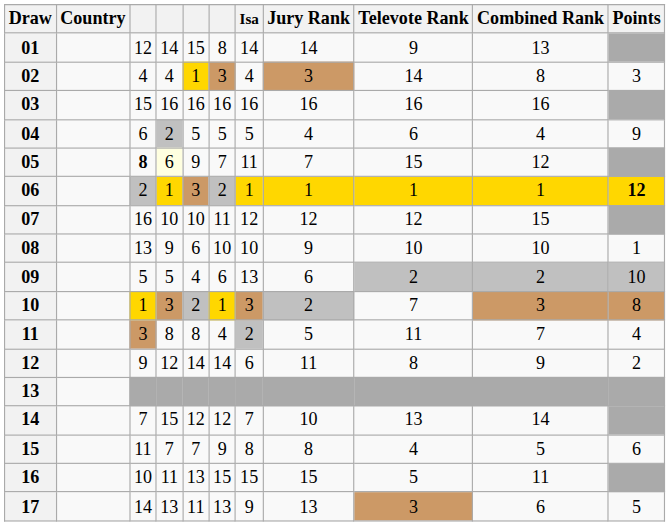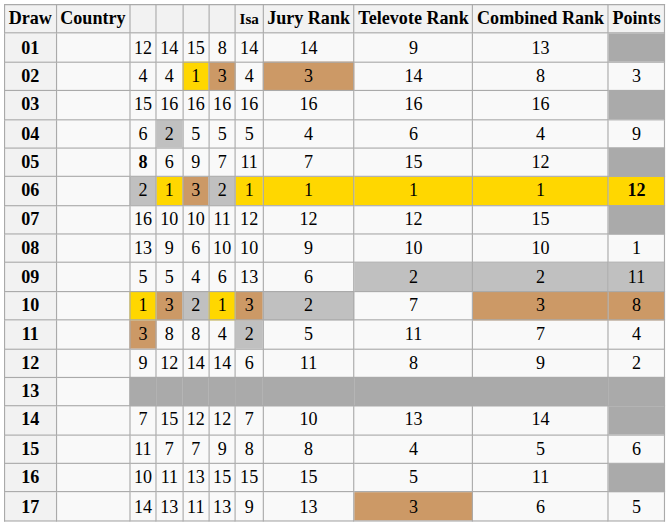(169, 162) lightyellow background -> (169, 162) no background
(637, 276) 10 -> (637, 276) 11
